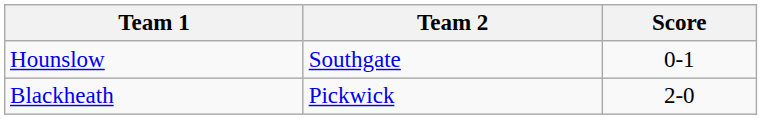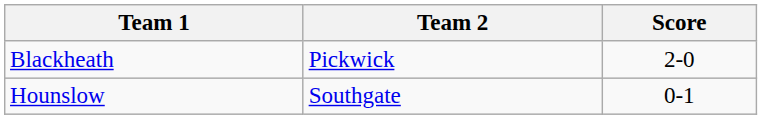rows swapped: (57, 59) <-> (62, 95)
